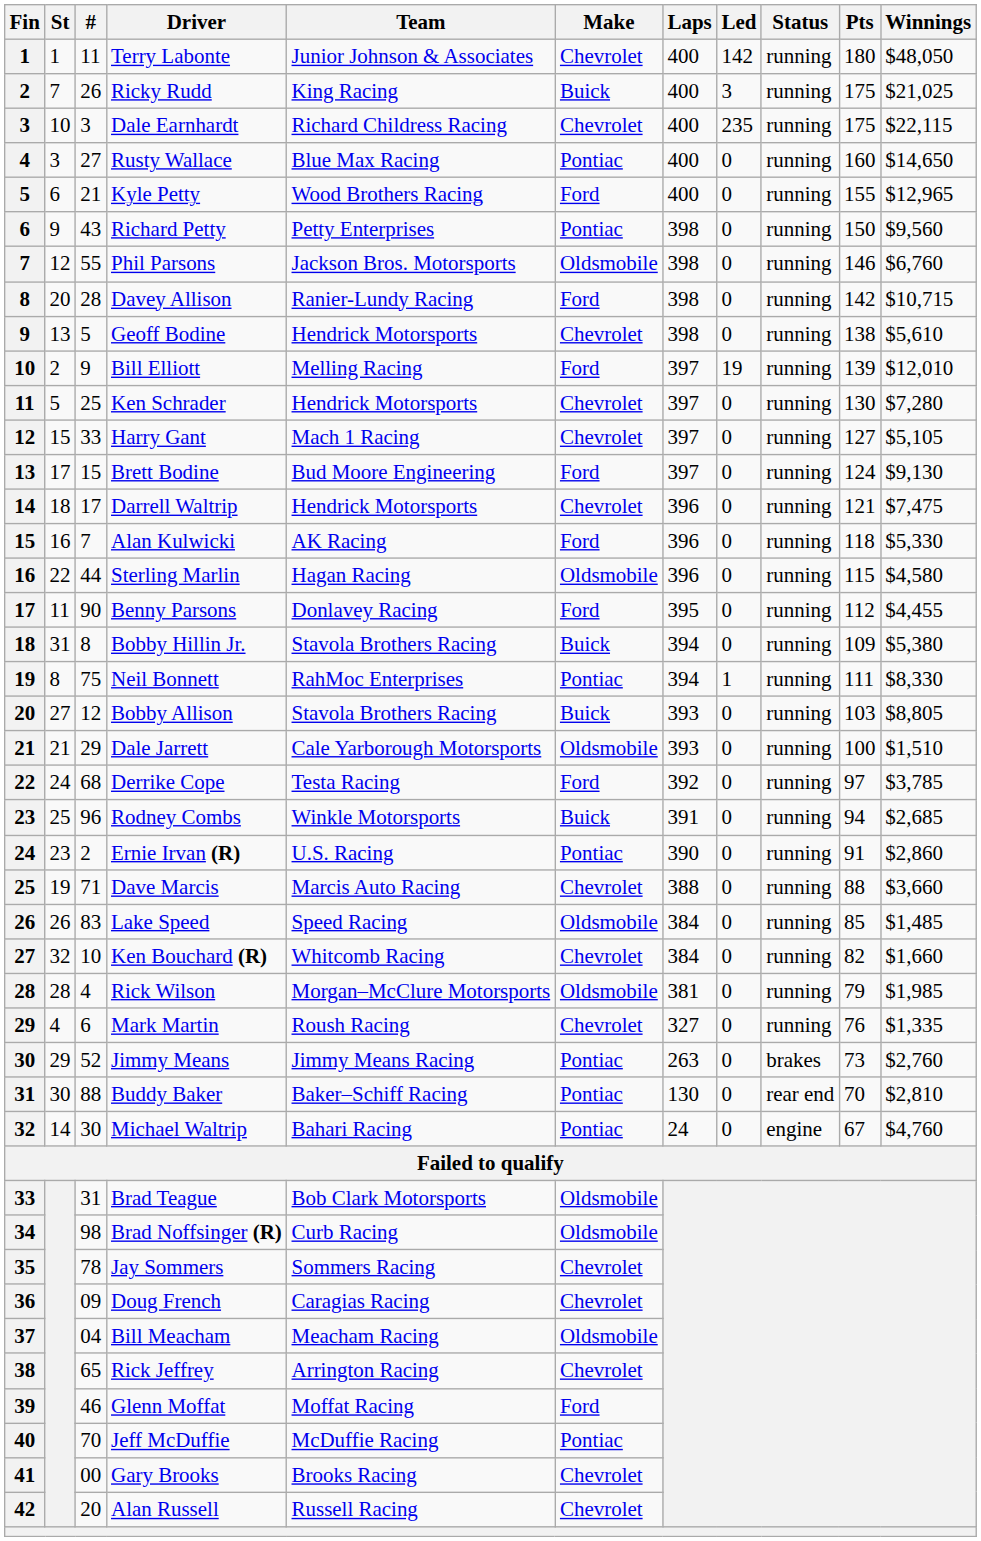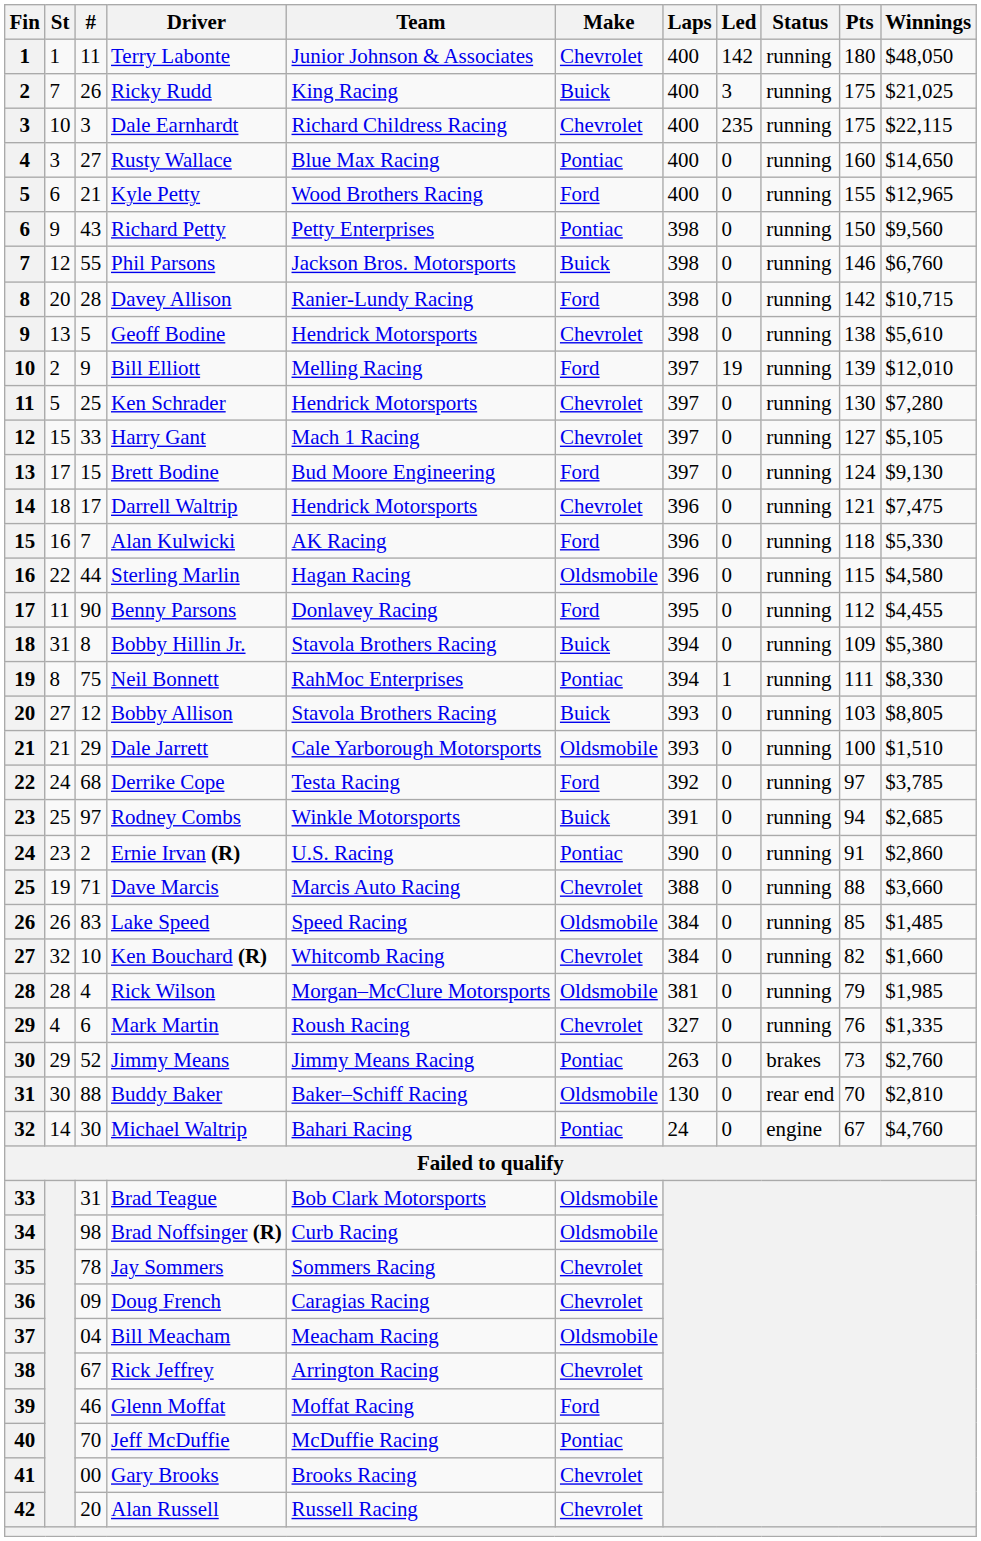(609, 264) Oldsmobile -> (585, 264) Buick
(91, 817) 96 -> (91, 817) 97
(591, 1094) Pontiac -> (609, 1094) Oldsmobile
(91, 1370) 65 -> (91, 1370) 67
